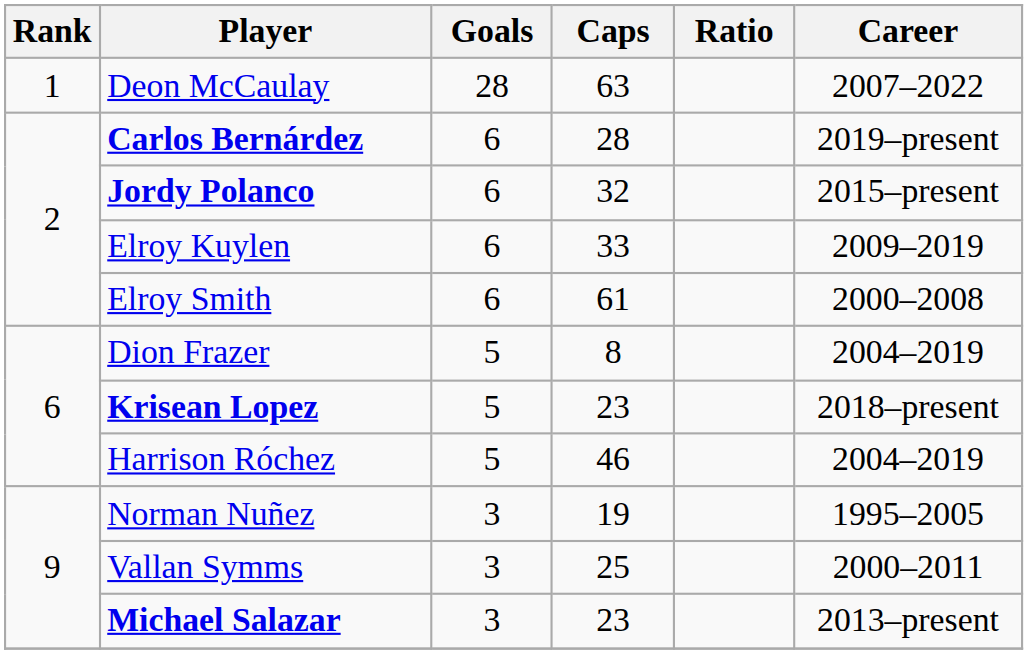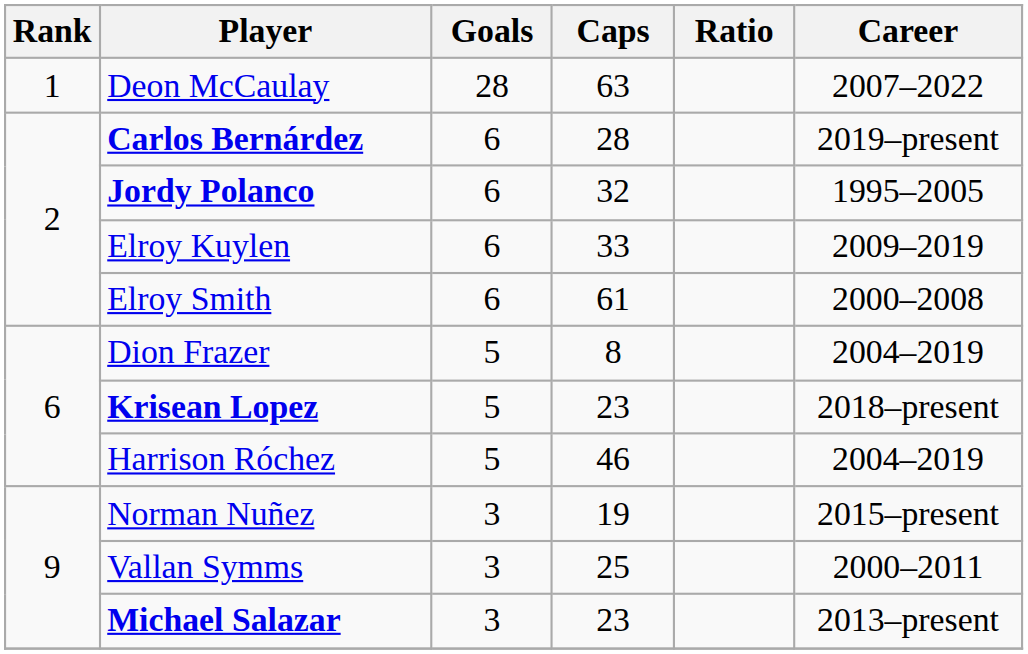(908, 191) 2015–present -> (908, 191) 1995–2005
(908, 513) 1995–2005 -> (908, 513) 2015–present
